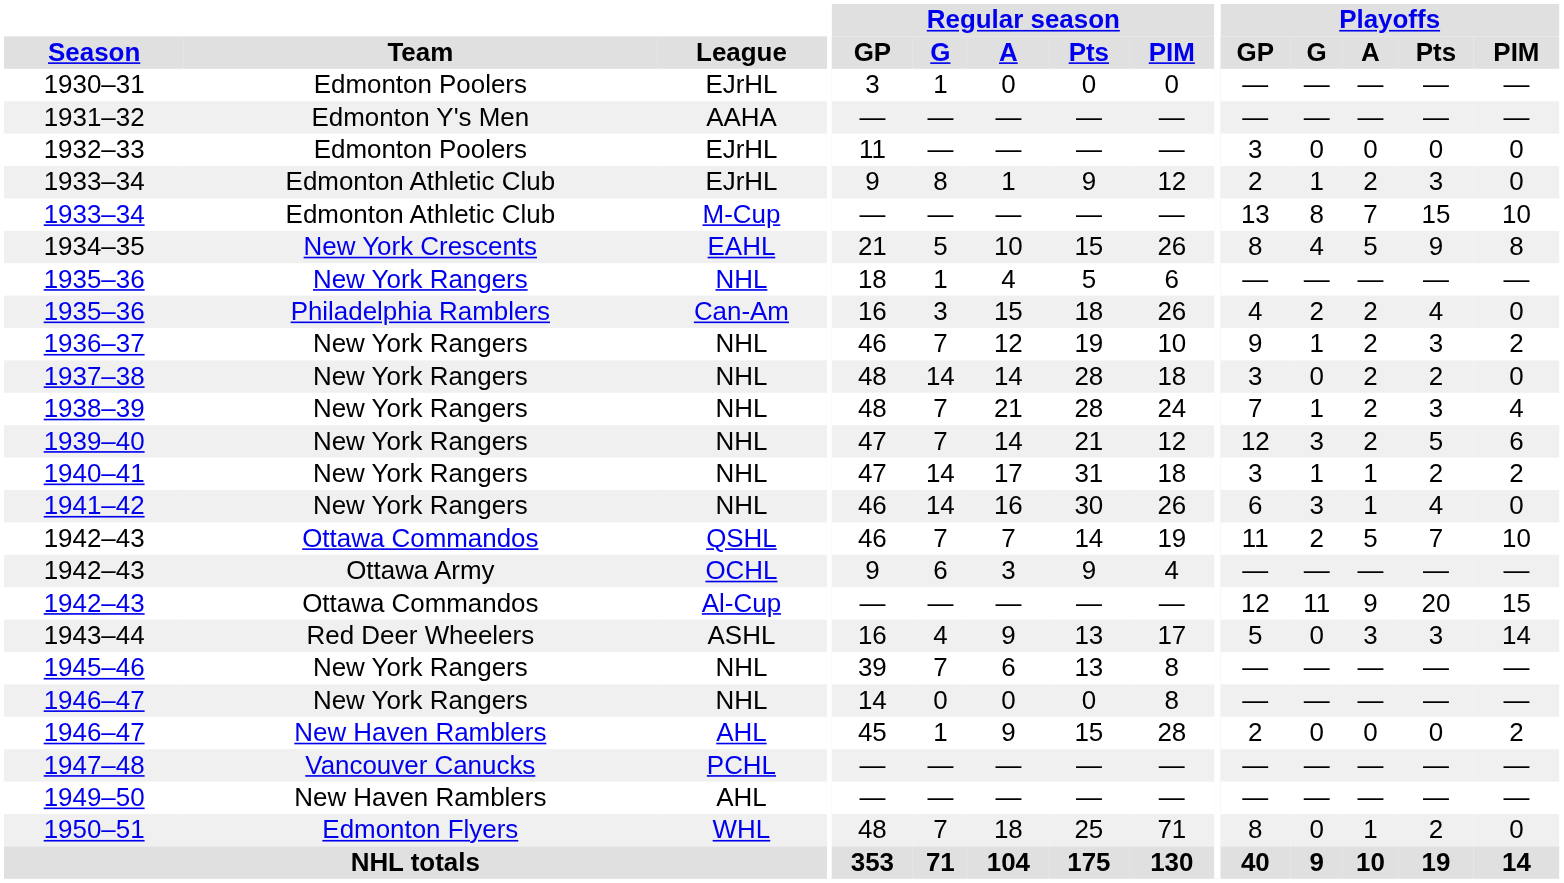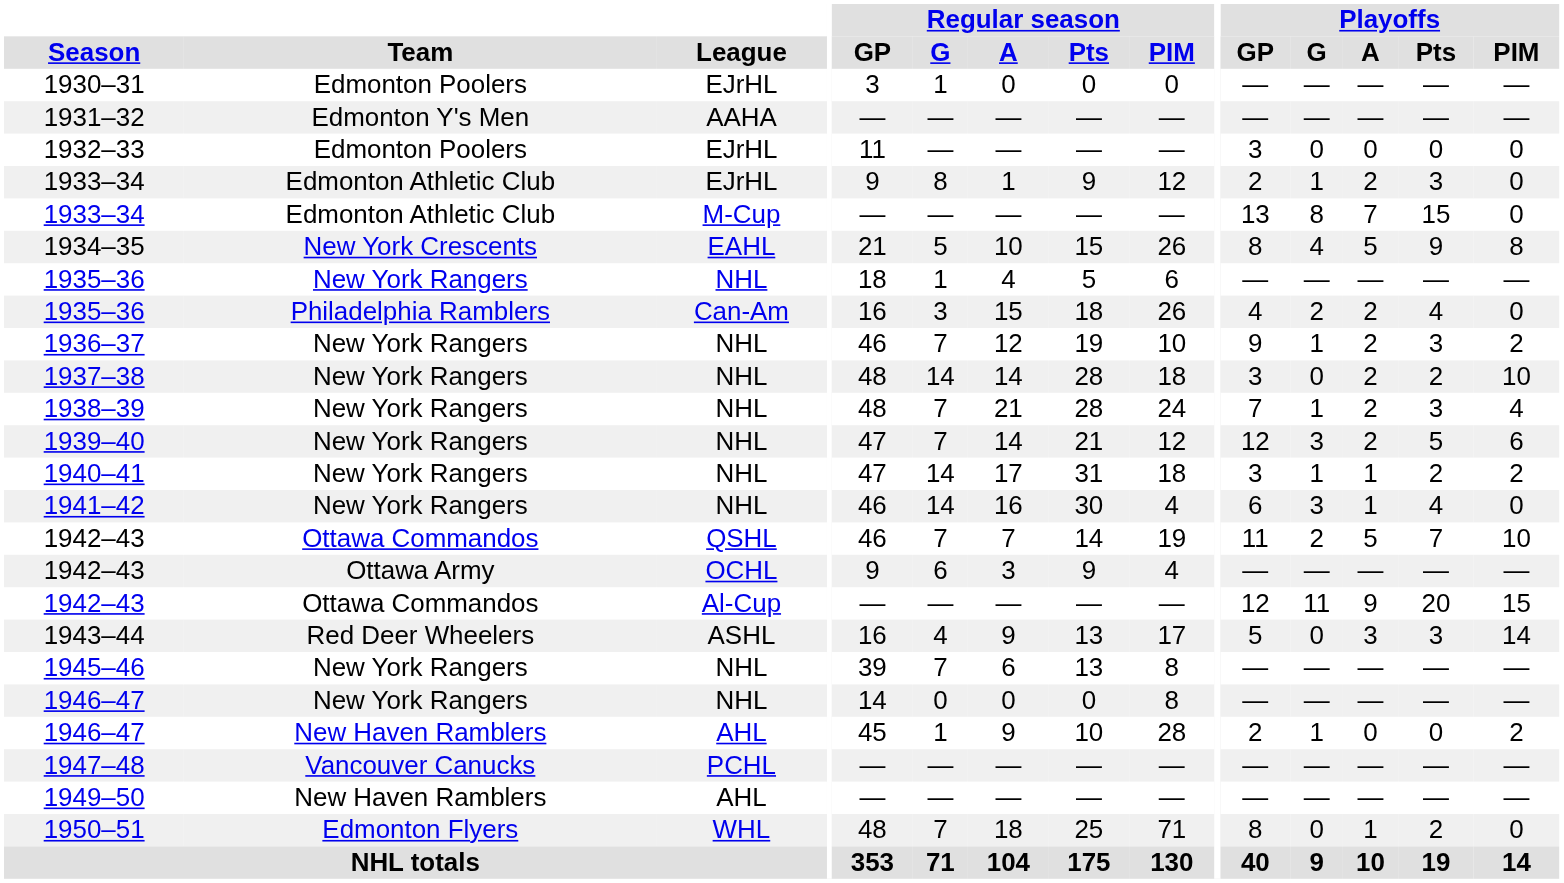(1516, 214) 10 -> (1516, 214) 0
(1516, 376) 0 -> (1516, 376) 10
(1172, 505) 26 -> (1172, 505) 4
(1089, 732) 15 -> (1089, 732) 10
(1317, 732) 0 -> (1317, 732) 1
